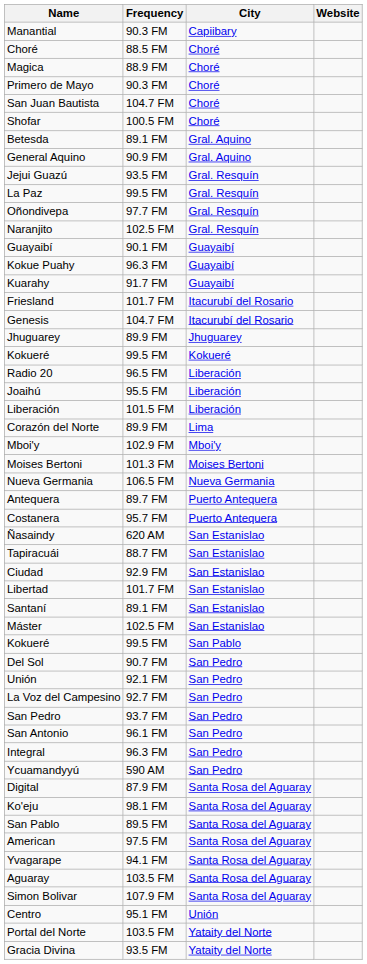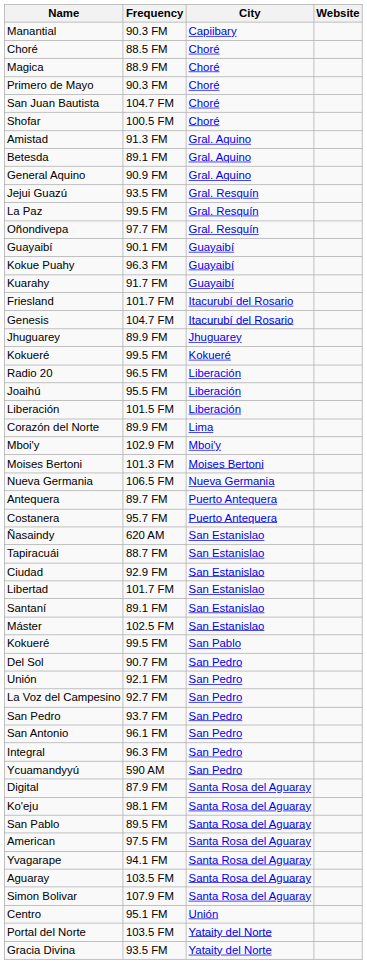+ row: (27, 139)
- row: (30, 229)
